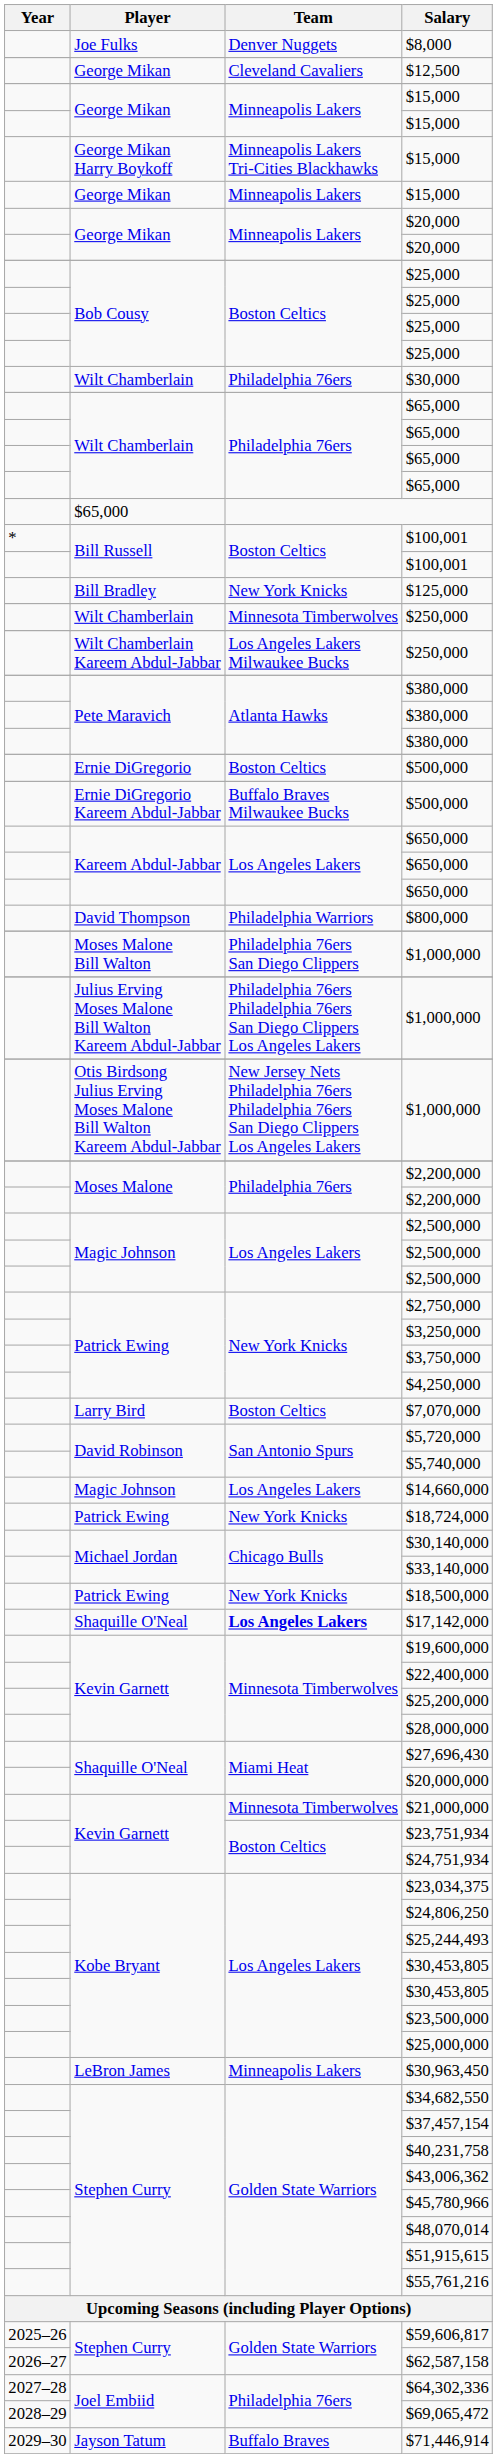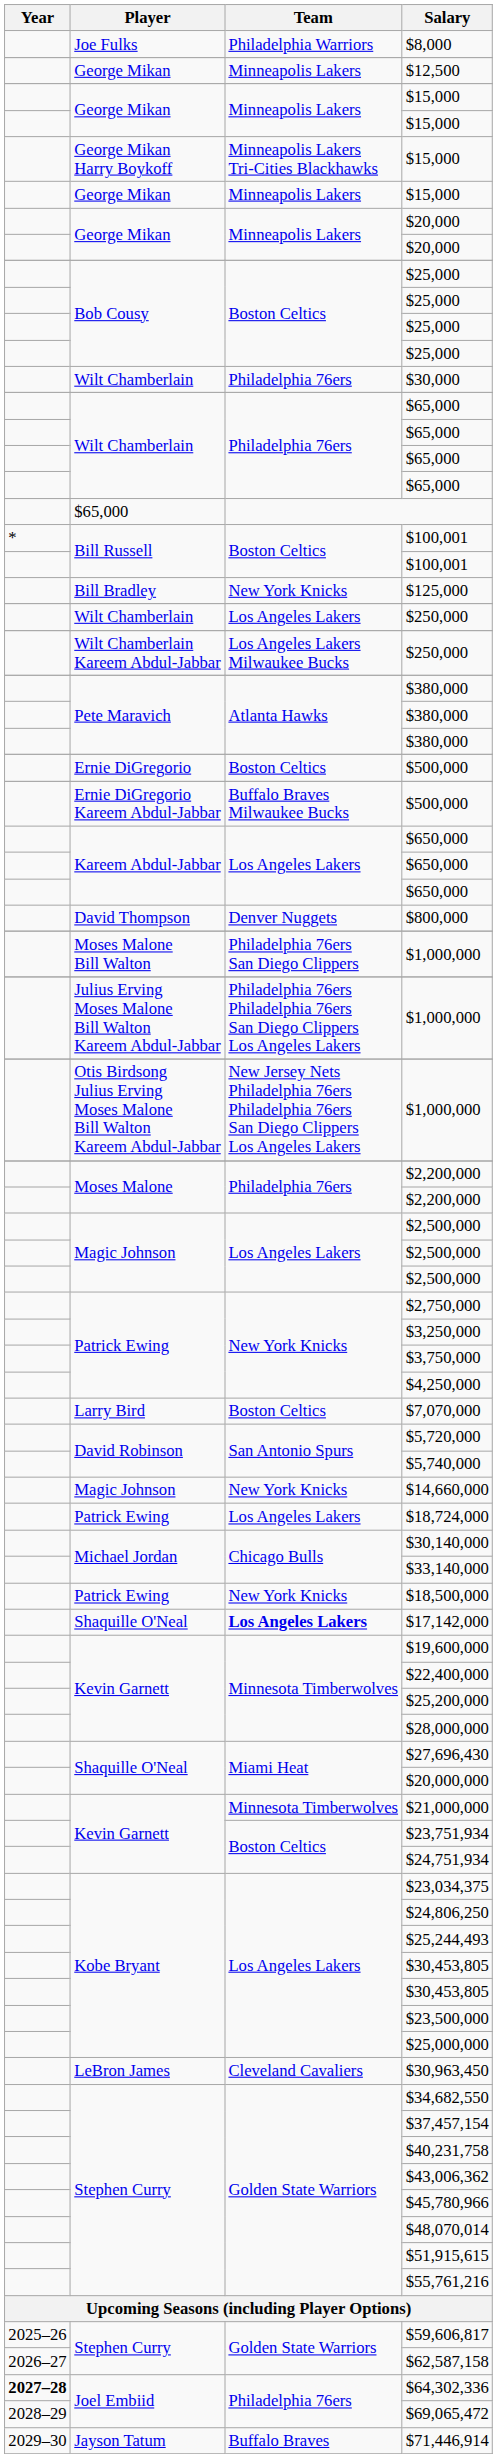(283, 44) Denver Nuggets -> (301, 44) Philadelphia Warriors
(296, 70) Cleveland Cavaliers -> (295, 70) Minneapolis Lakers
(313, 616) Minnesota Timberwolves -> (294, 616) Los Angeles Lakers
(301, 918) Philadelphia Warriors -> (283, 918) Denver Nuggets
(294, 1490) Los Angeles Lakers -> (288, 1490) New York Knicks
(288, 1516) New York Knicks -> (294, 1516) Los Angeles Lakers
(295, 2070) Minneapolis Lakers -> (296, 2070) Cleveland Cavaliers
(37, 2387) normal -> (37, 2387) bold
